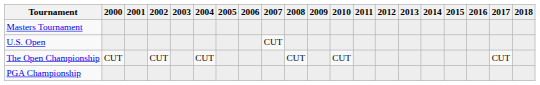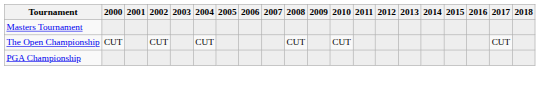- row: (26, 42)
